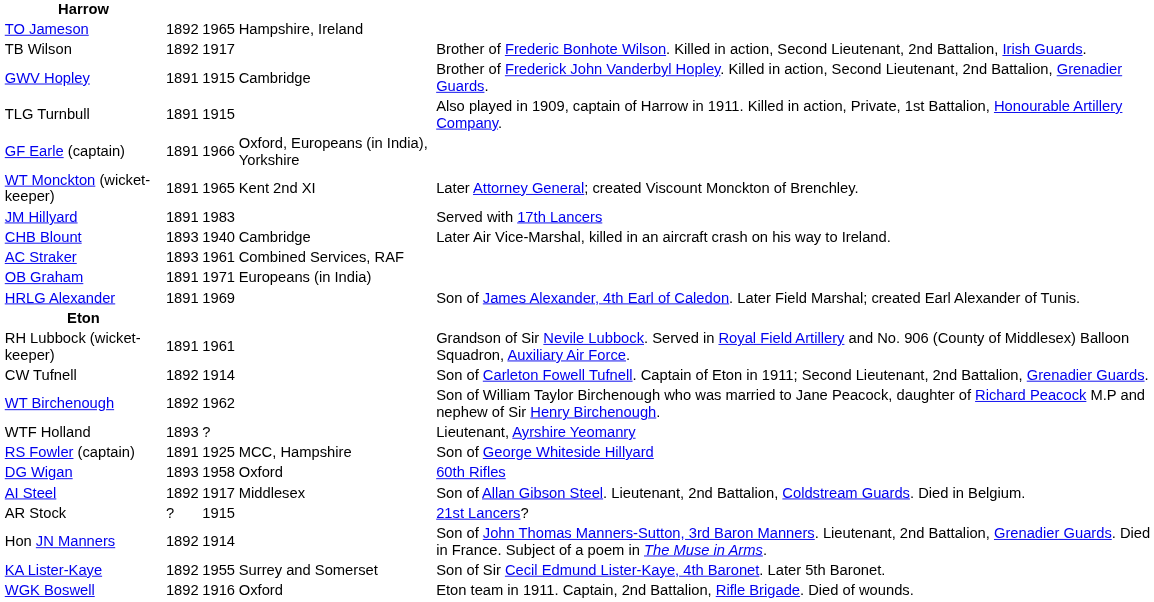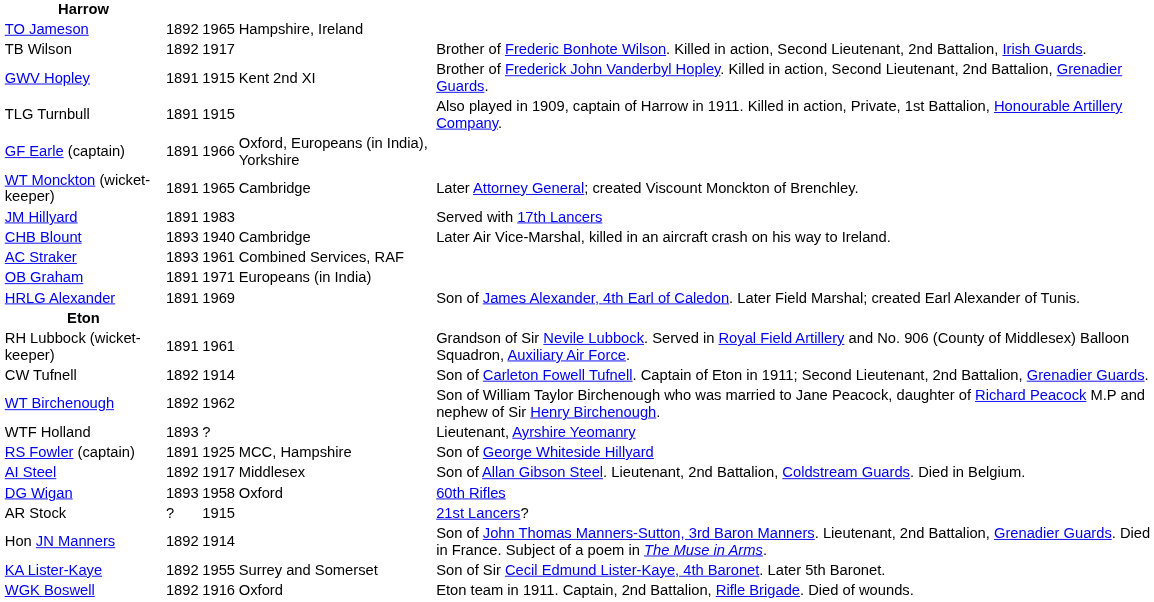(275, 78) Cambridge -> (277, 78) Kent 2nd XI
(277, 188) Kent 2nd XI -> (275, 188) Cambridge
rows swapped: (31, 493) <-> (39, 472)
